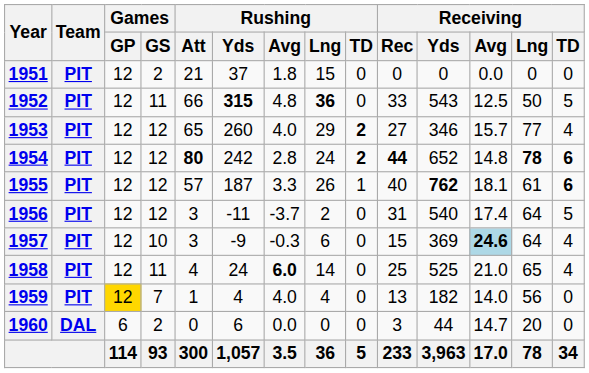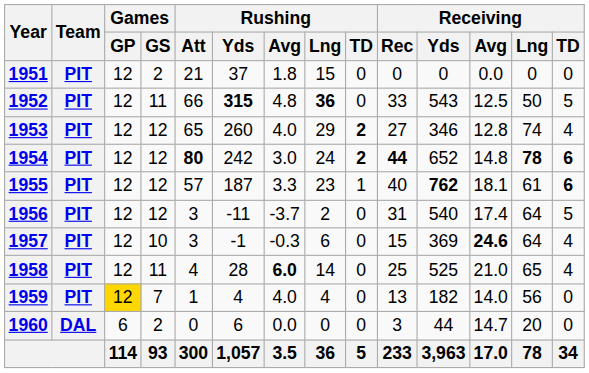(491, 130) 15.7 -> (491, 130) 12.8
(532, 130) 77 -> (532, 130) 74
(285, 158) 2.8 -> (285, 158) 3.0
(325, 185) 26 -> (325, 185) 23
(238, 241) -9 -> (238, 241) -1
(491, 241) lightblue background -> (491, 241) no background
(238, 269) 24 -> (238, 269) 28
